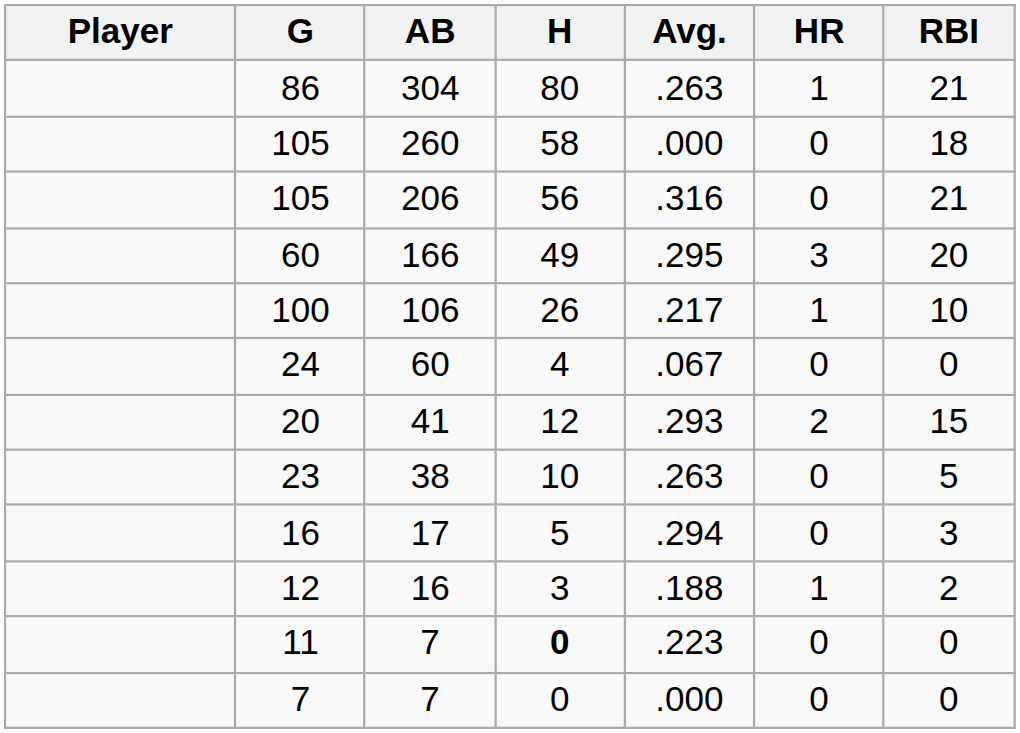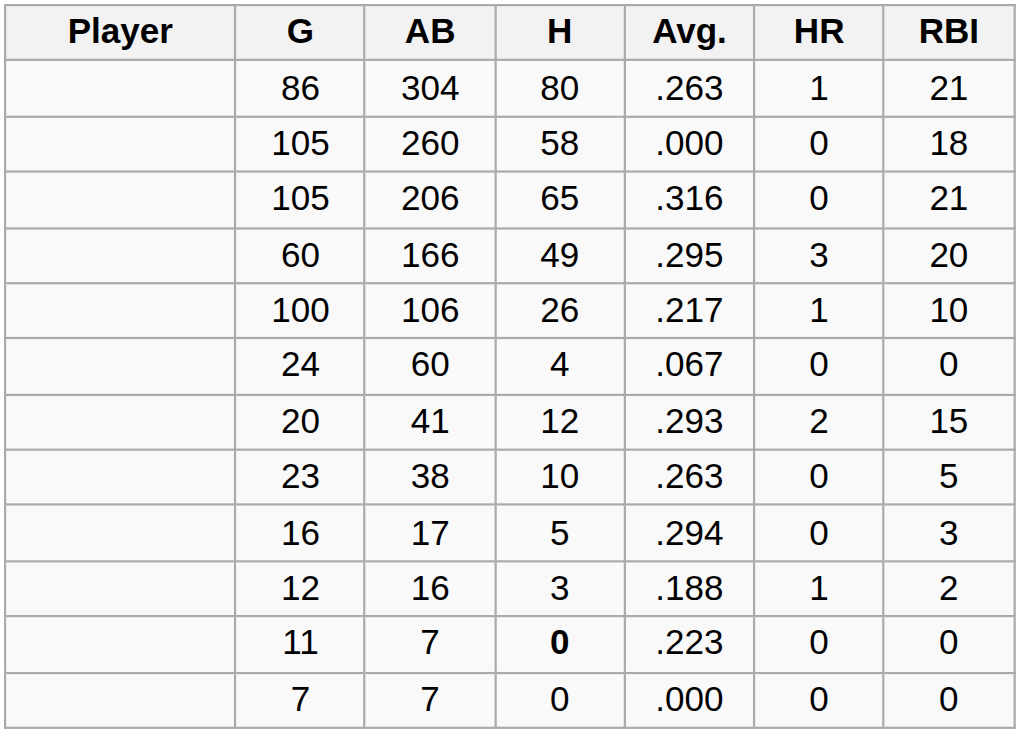(560, 198) 56 -> (560, 198) 65
